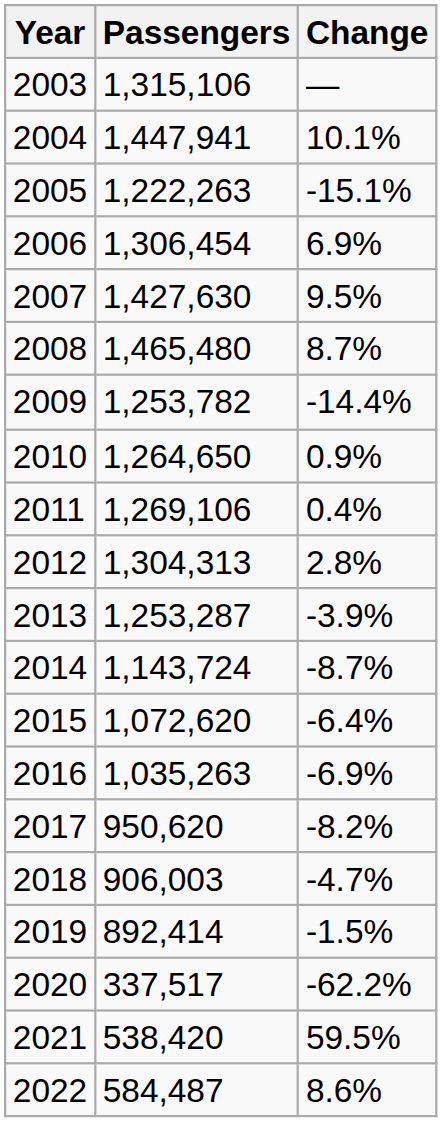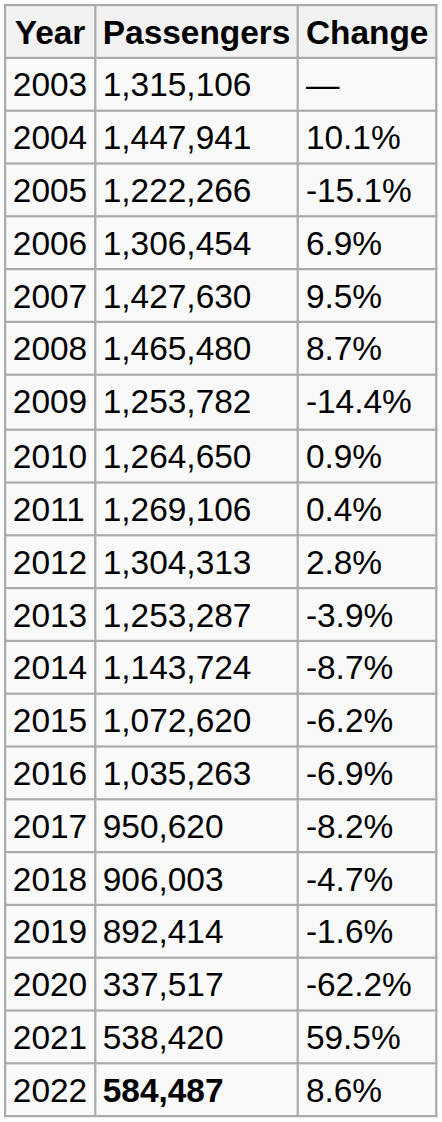(177, 191) 1,222,263 -> (177, 191) 1,222,266
(350, 720) -6.4% -> (350, 720) -6.2%
(350, 932) -1.5% -> (350, 932) -1.6%
(163, 1091) normal -> (163, 1091) bold
